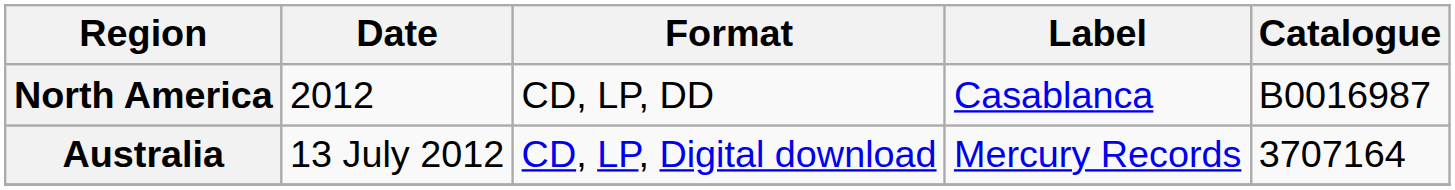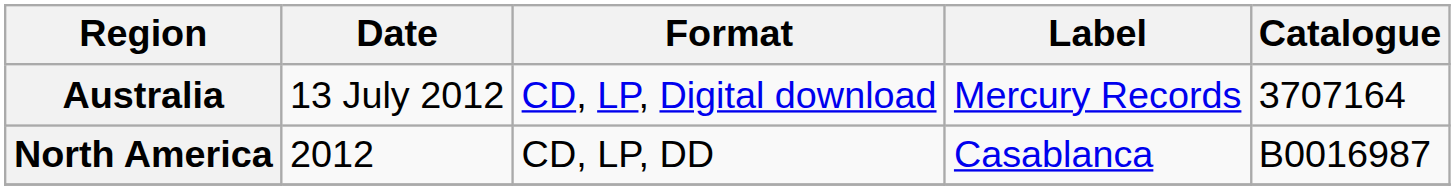rows swapped: (143, 154) <-> (143, 94)
